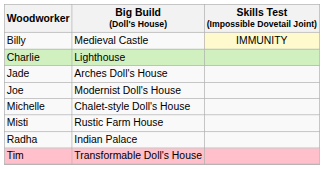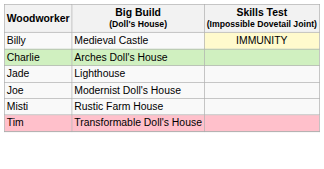(100, 57) Lighthouse -> (121, 57) Arches Doll's House
(121, 73) Arches Doll's House -> (100, 73) Lighthouse
- row: (26, 106)
- row: (22, 139)
